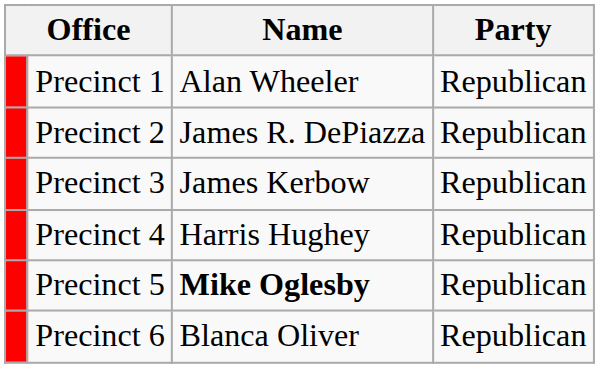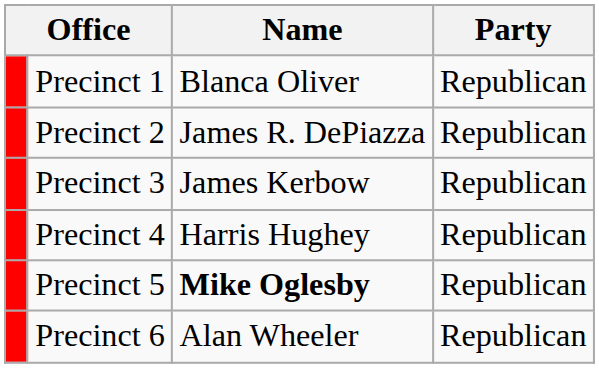(269, 81) Alan Wheeler -> (269, 81) Blanca Oliver
(269, 336) Blanca Oliver -> (269, 336) Alan Wheeler
